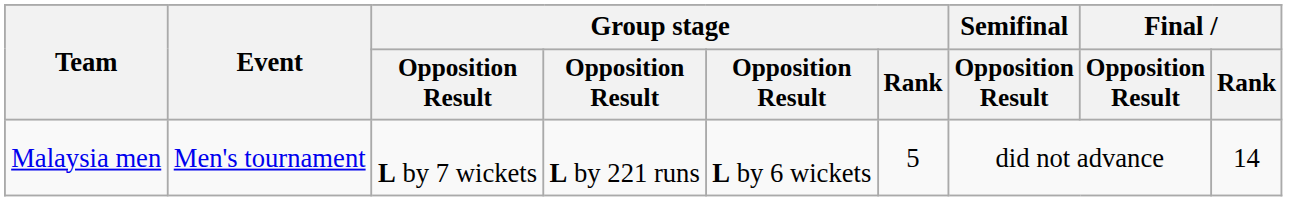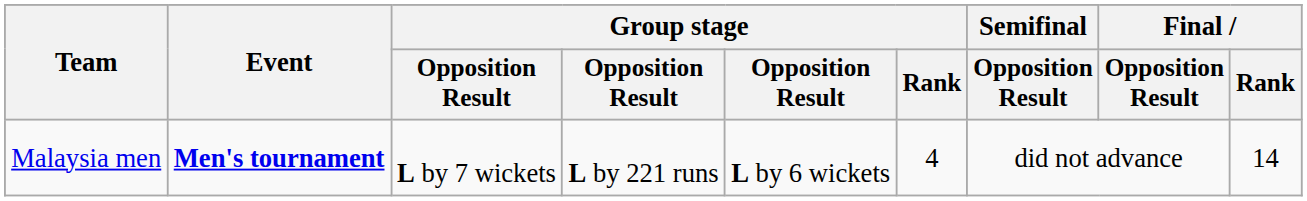(270, 157) normal -> (279, 157) bold
(913, 157) 5 -> (932, 157) 4
